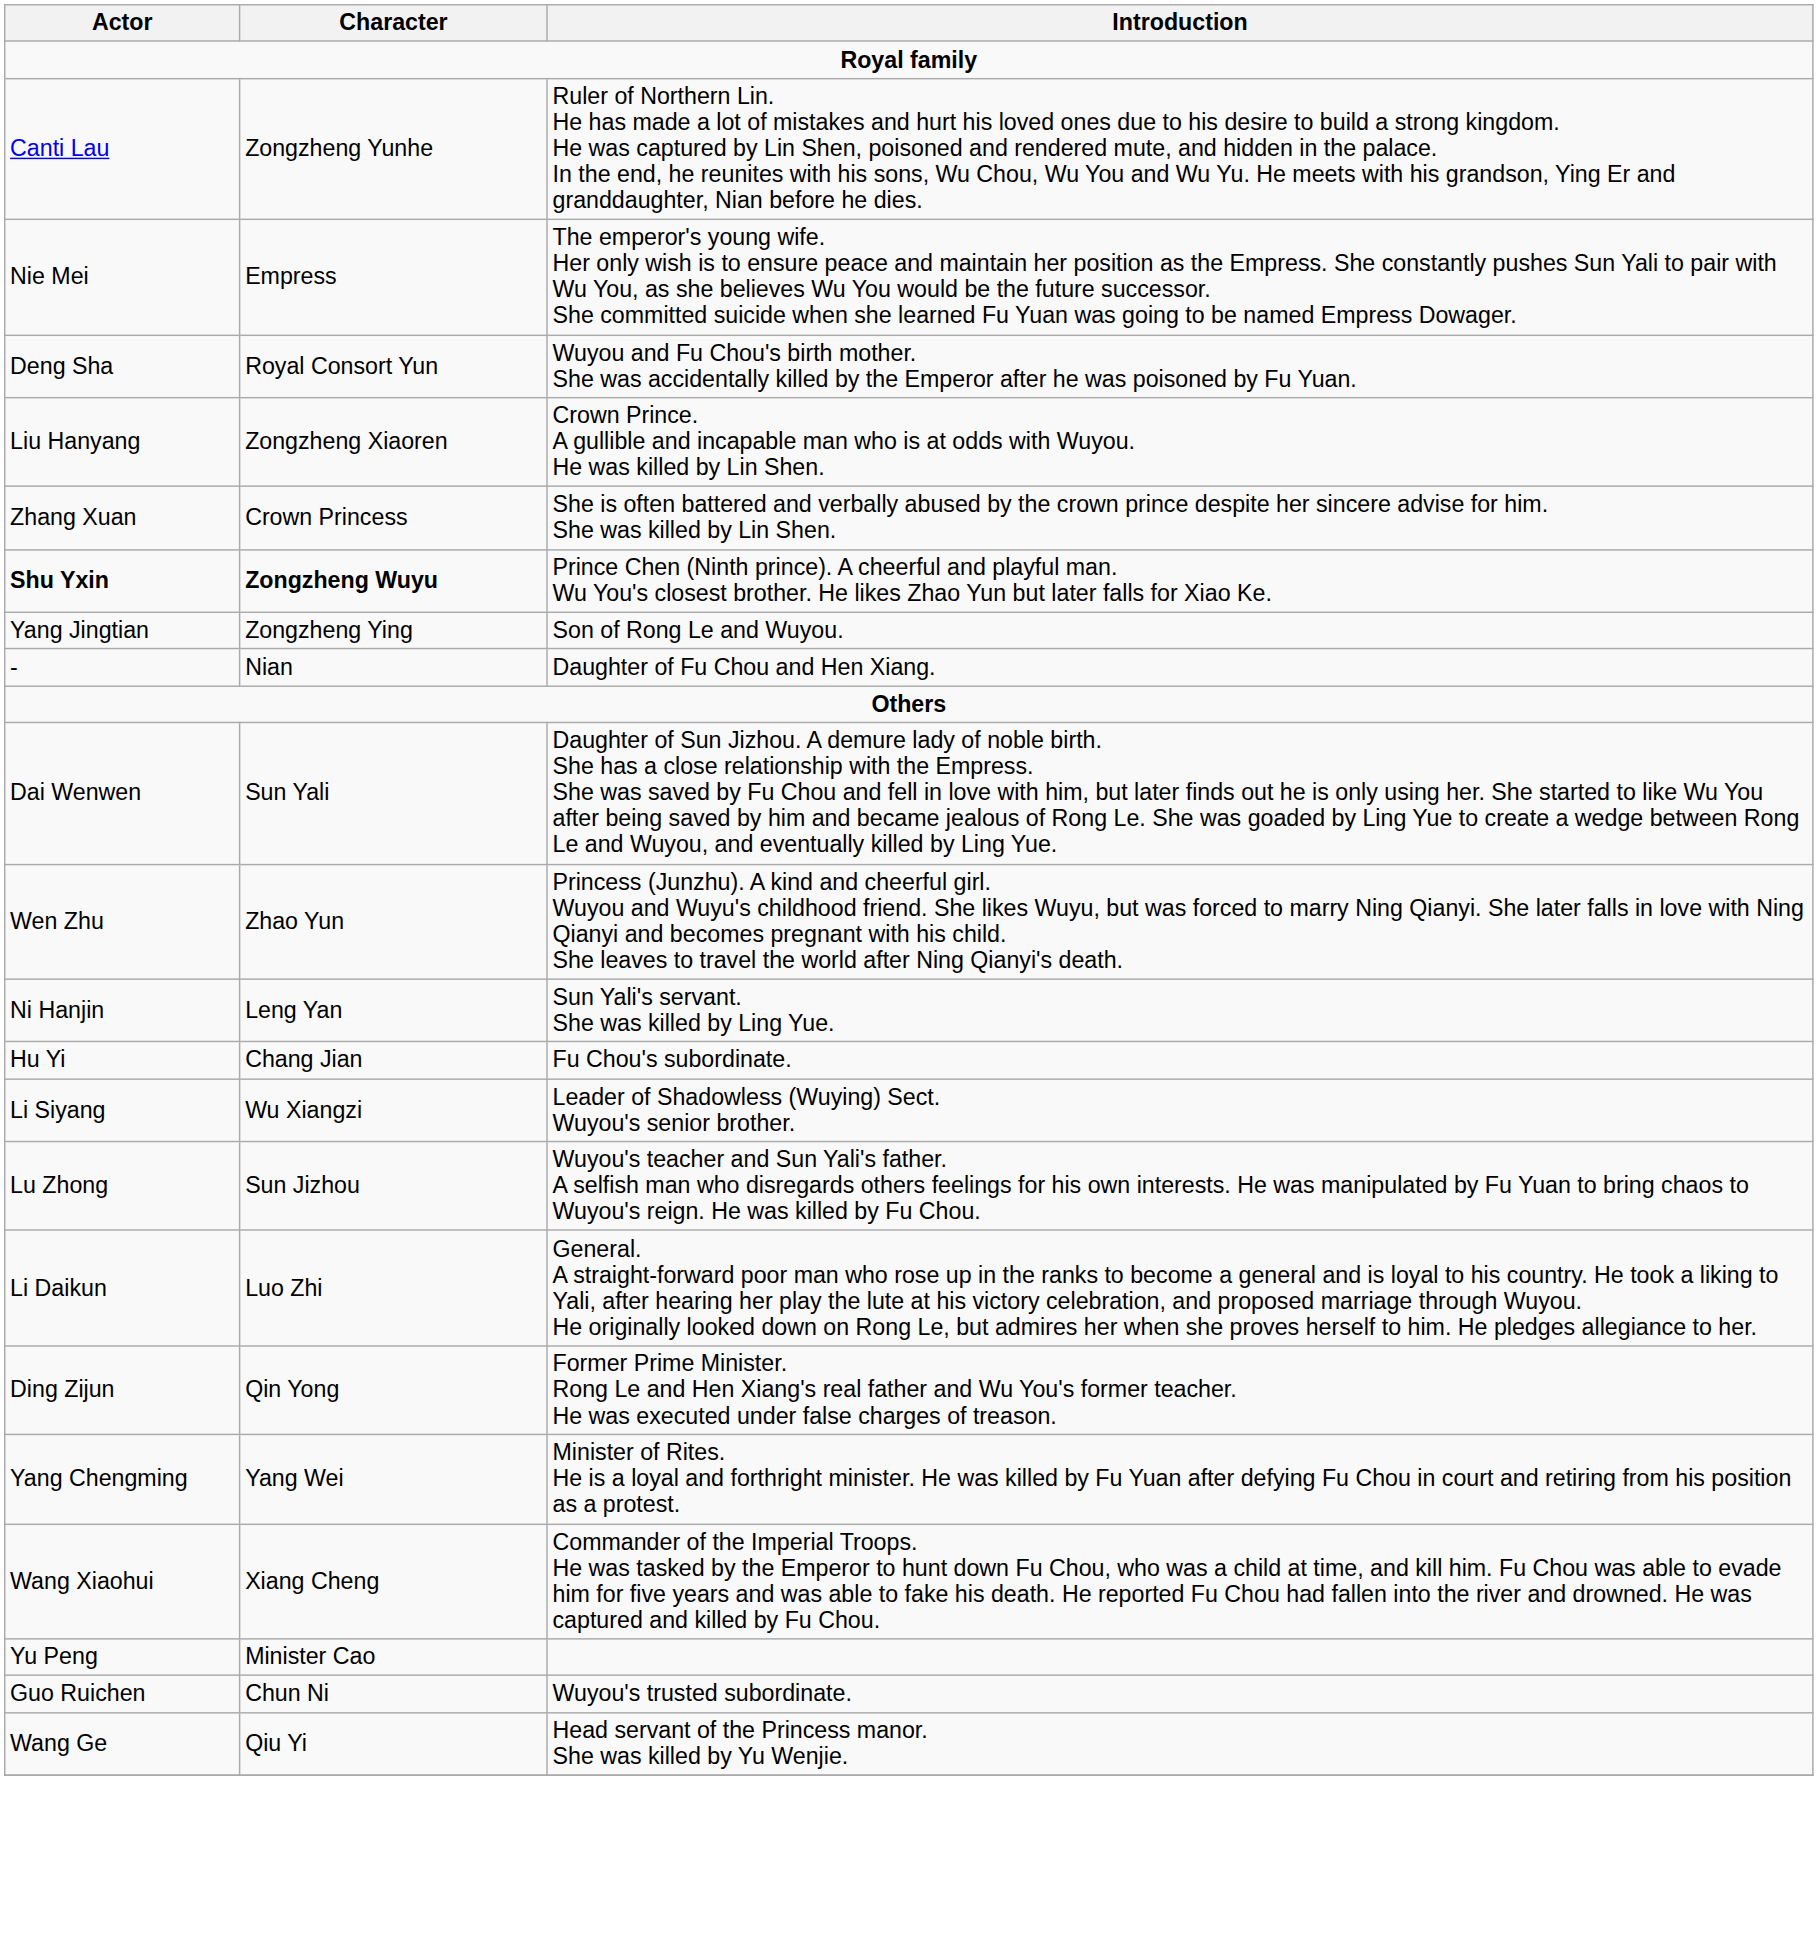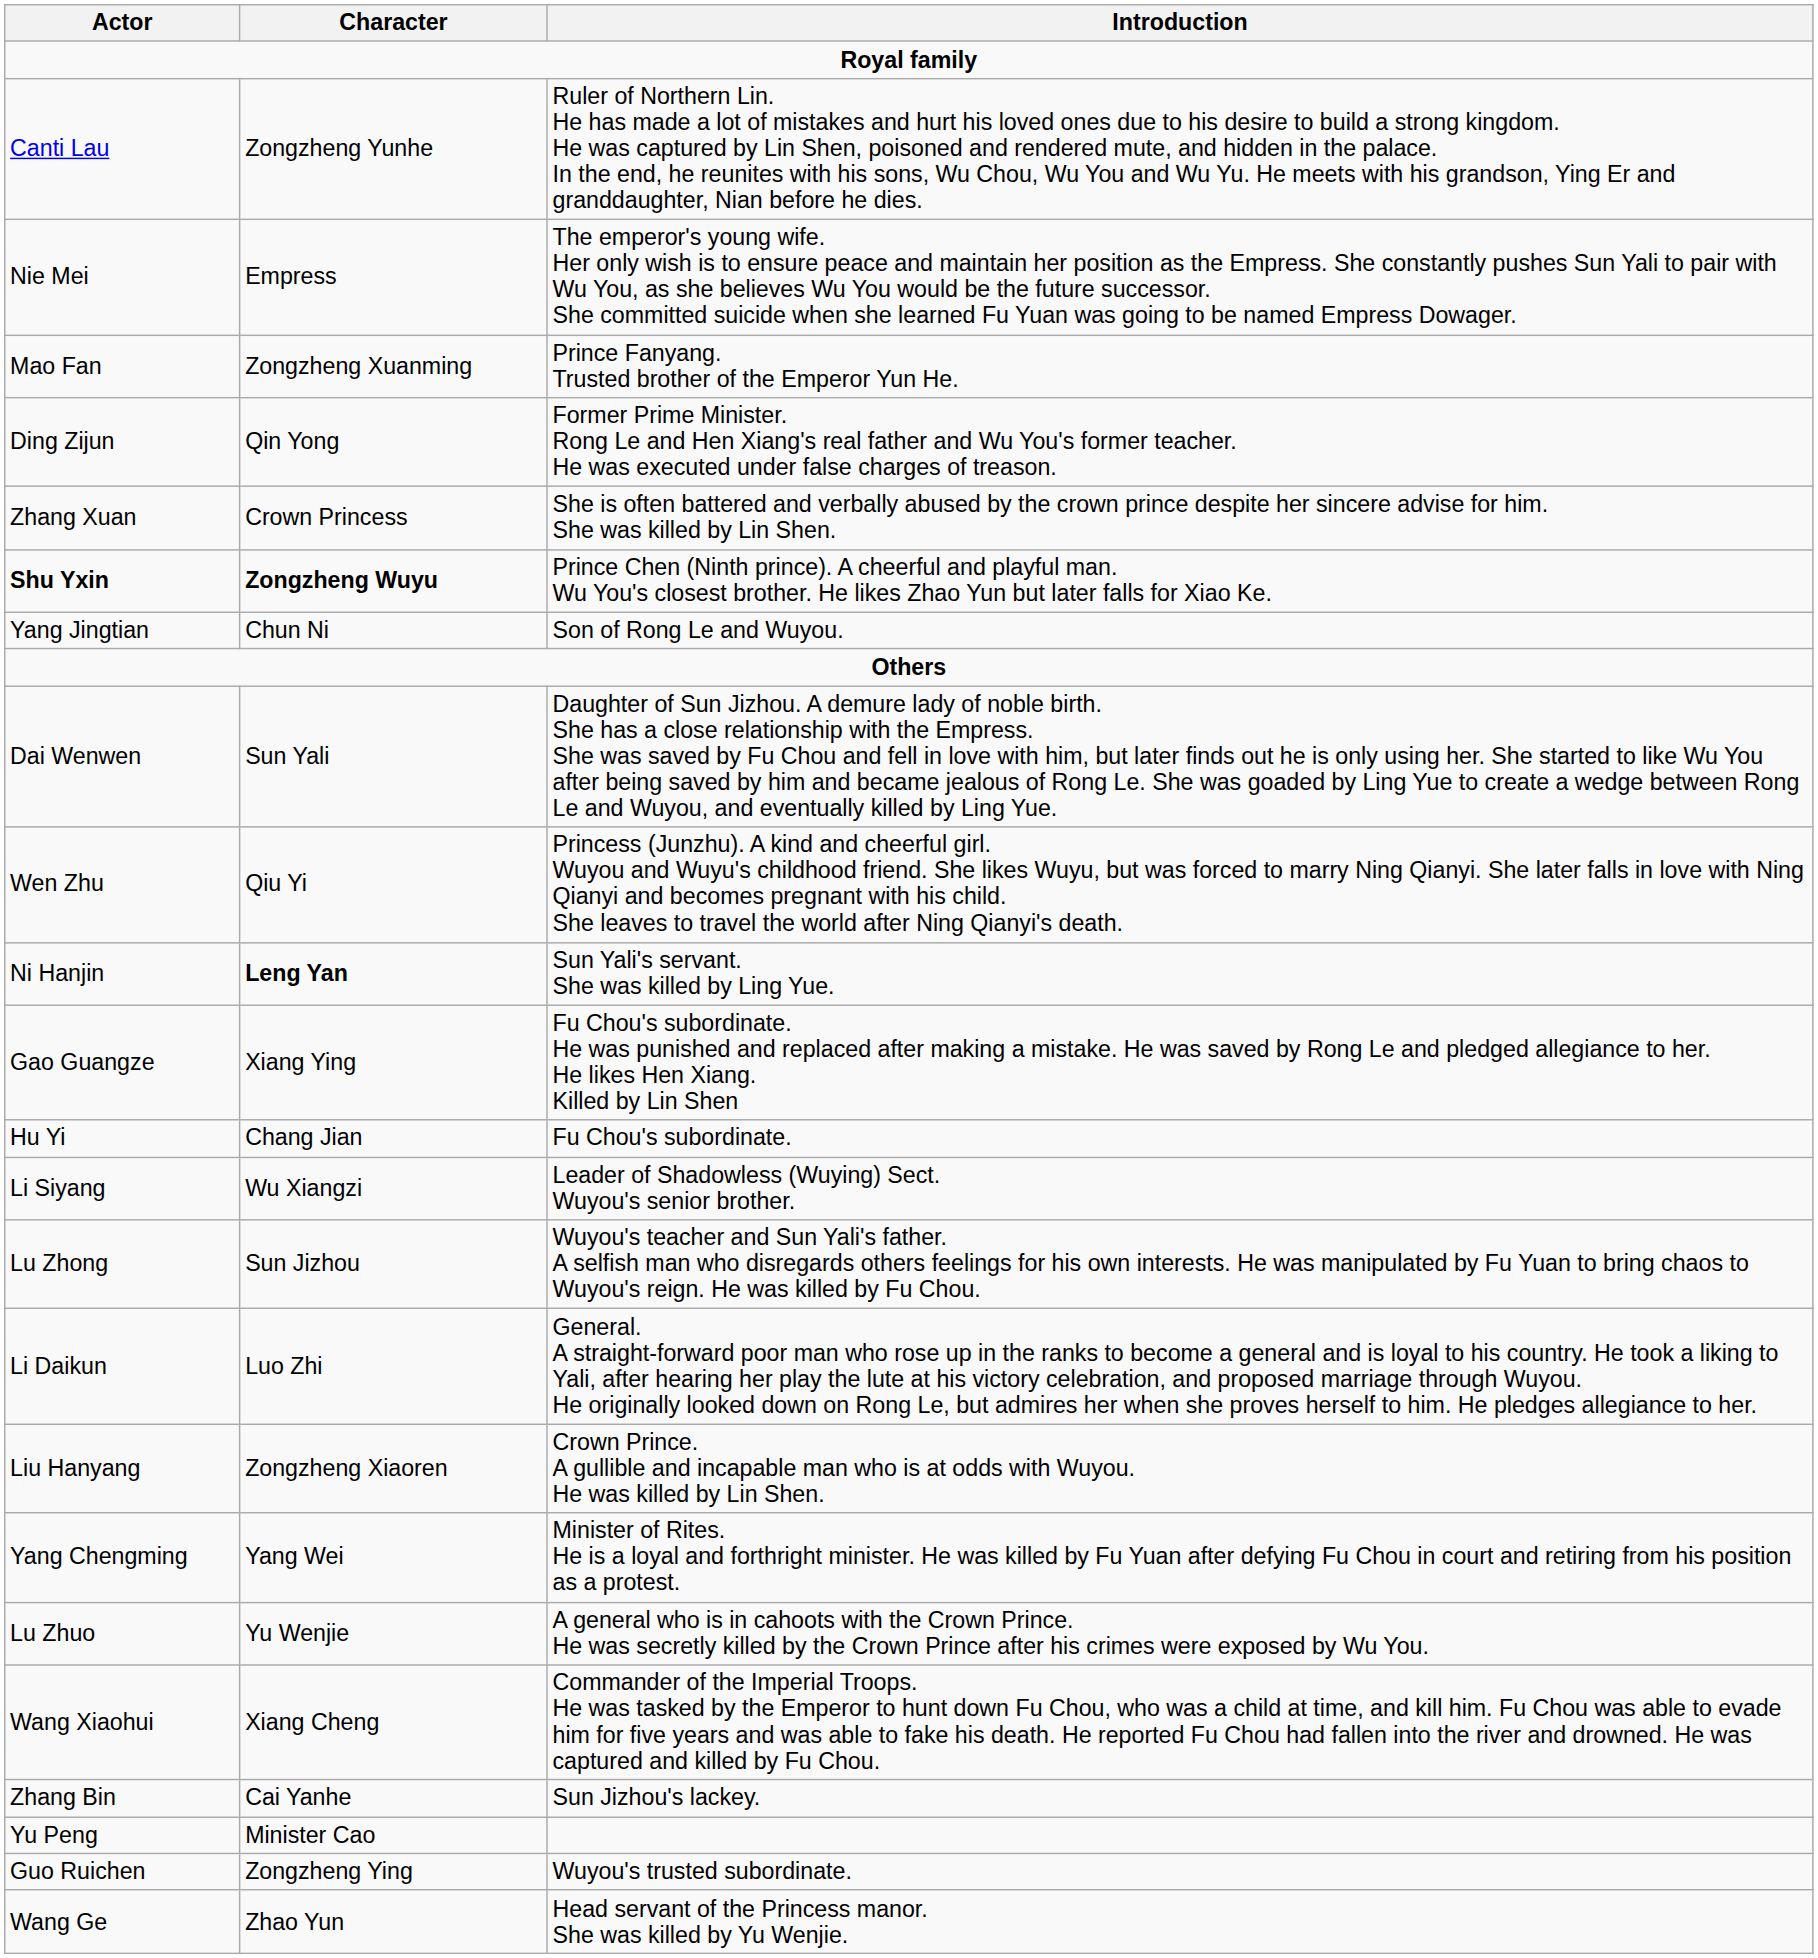- row: (62, 365)
+ row: (56, 365)
rows swapped: (75, 441) <-> (62, 1389)
(329, 630) Zongzheng Ying -> (287, 630) Chun Ni
- row: (14, 667)
(295, 921) Zhao Yun -> (276, 884) Qiu Yi
(294, 1010) normal -> (296, 973) bold
+ row: (82, 1062)
+ row: (53, 1633)
+ row: (63, 1798)
(287, 1693) Chun Ni -> (329, 1871) Zongzheng Ying
(276, 1743) Qiu Yi -> (295, 1921) Zhao Yun
